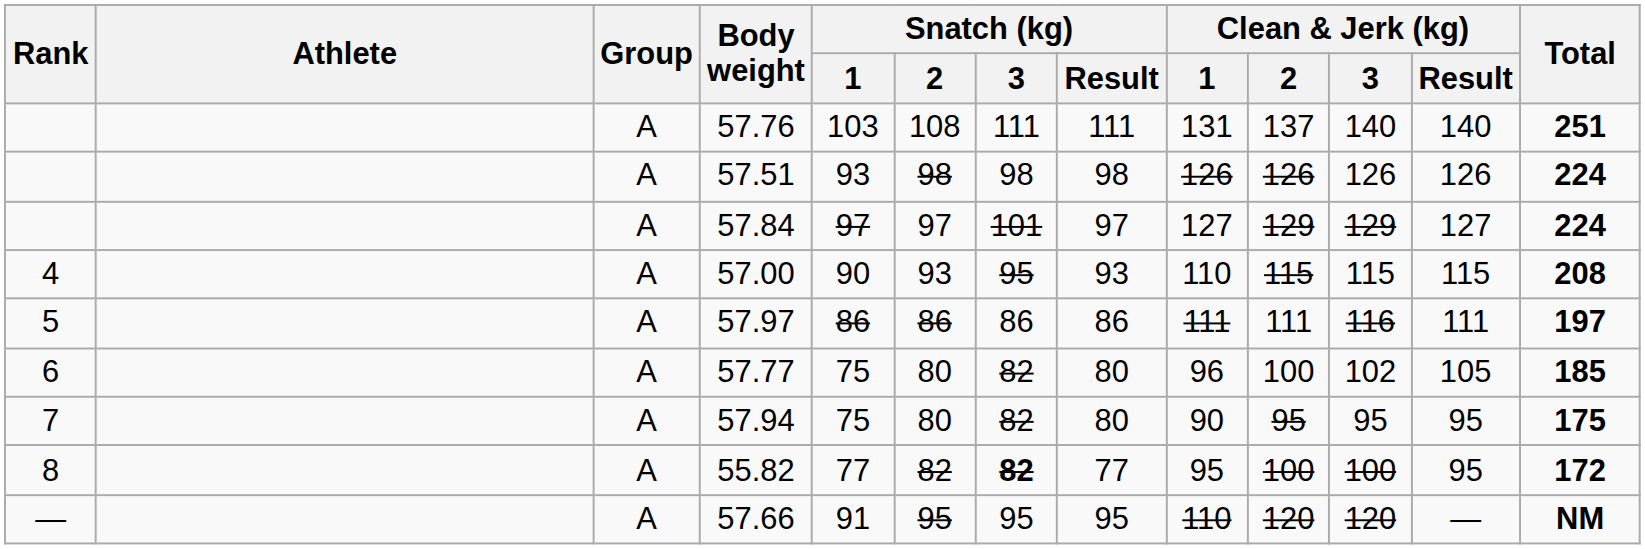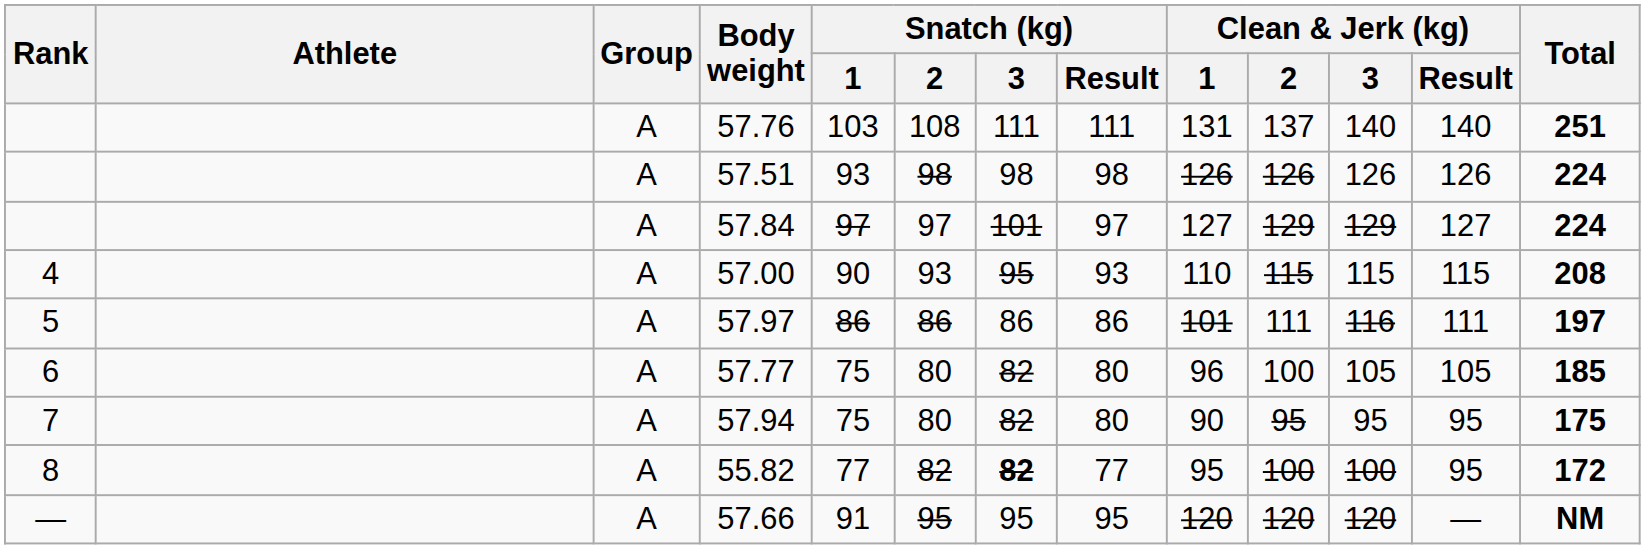(1207, 322) 111 -> (1207, 322) 101
(1370, 371) 102 -> (1370, 371) 105
(1207, 518) 110 -> (1207, 518) 120
